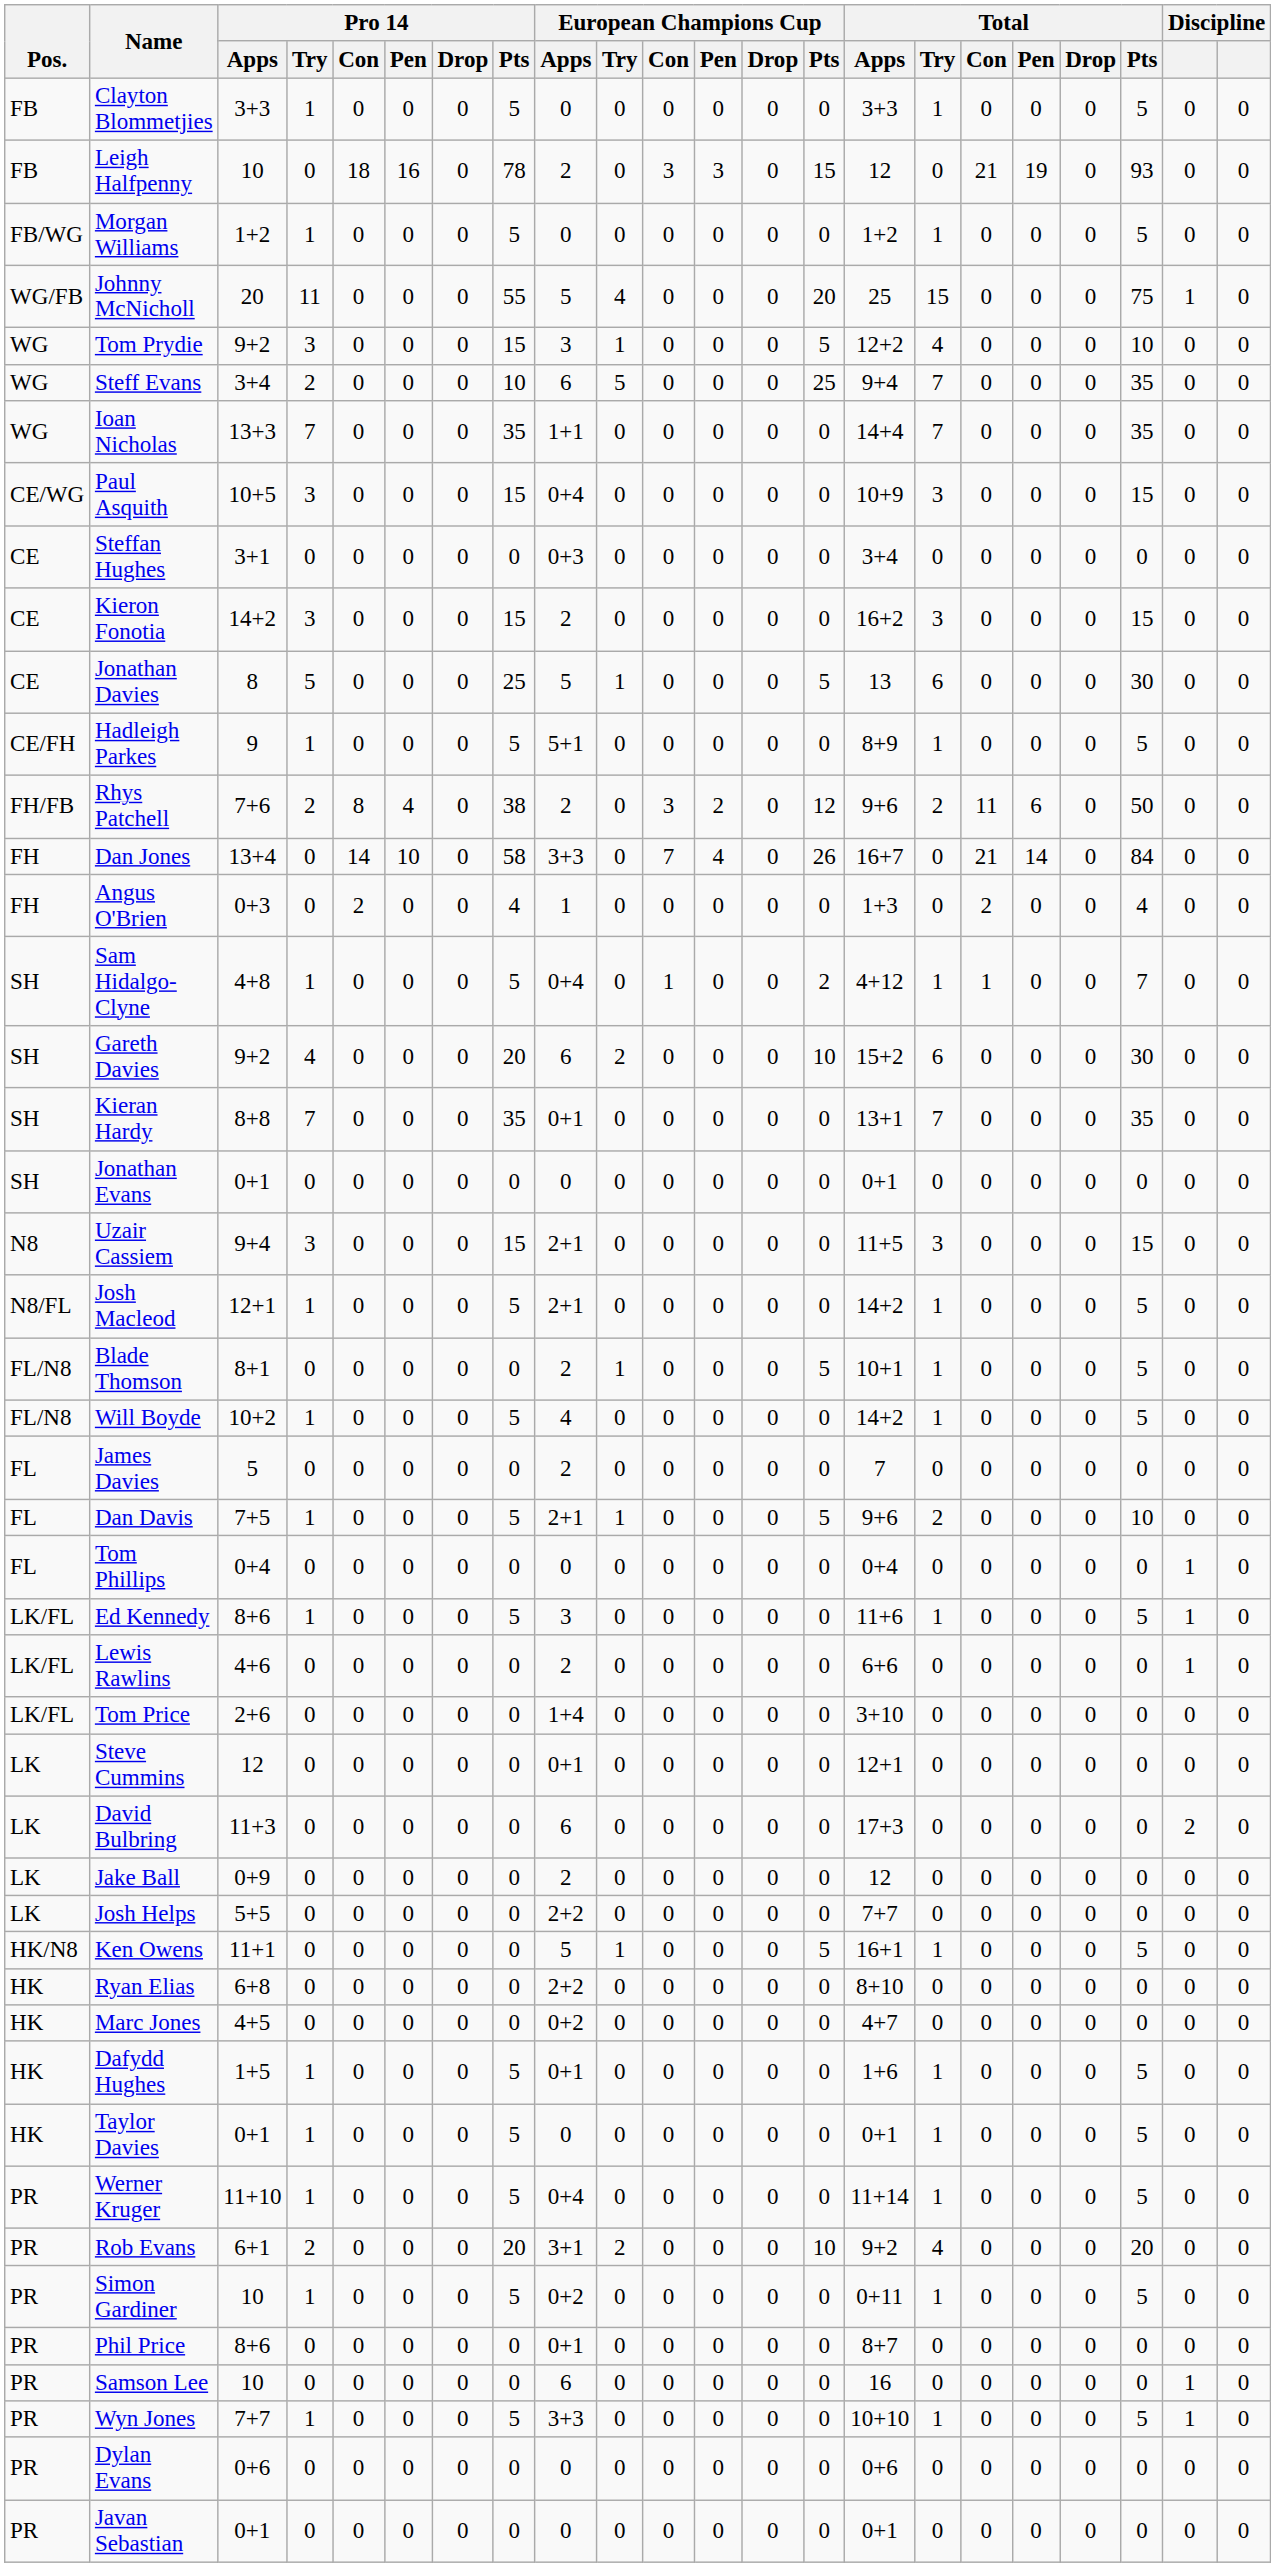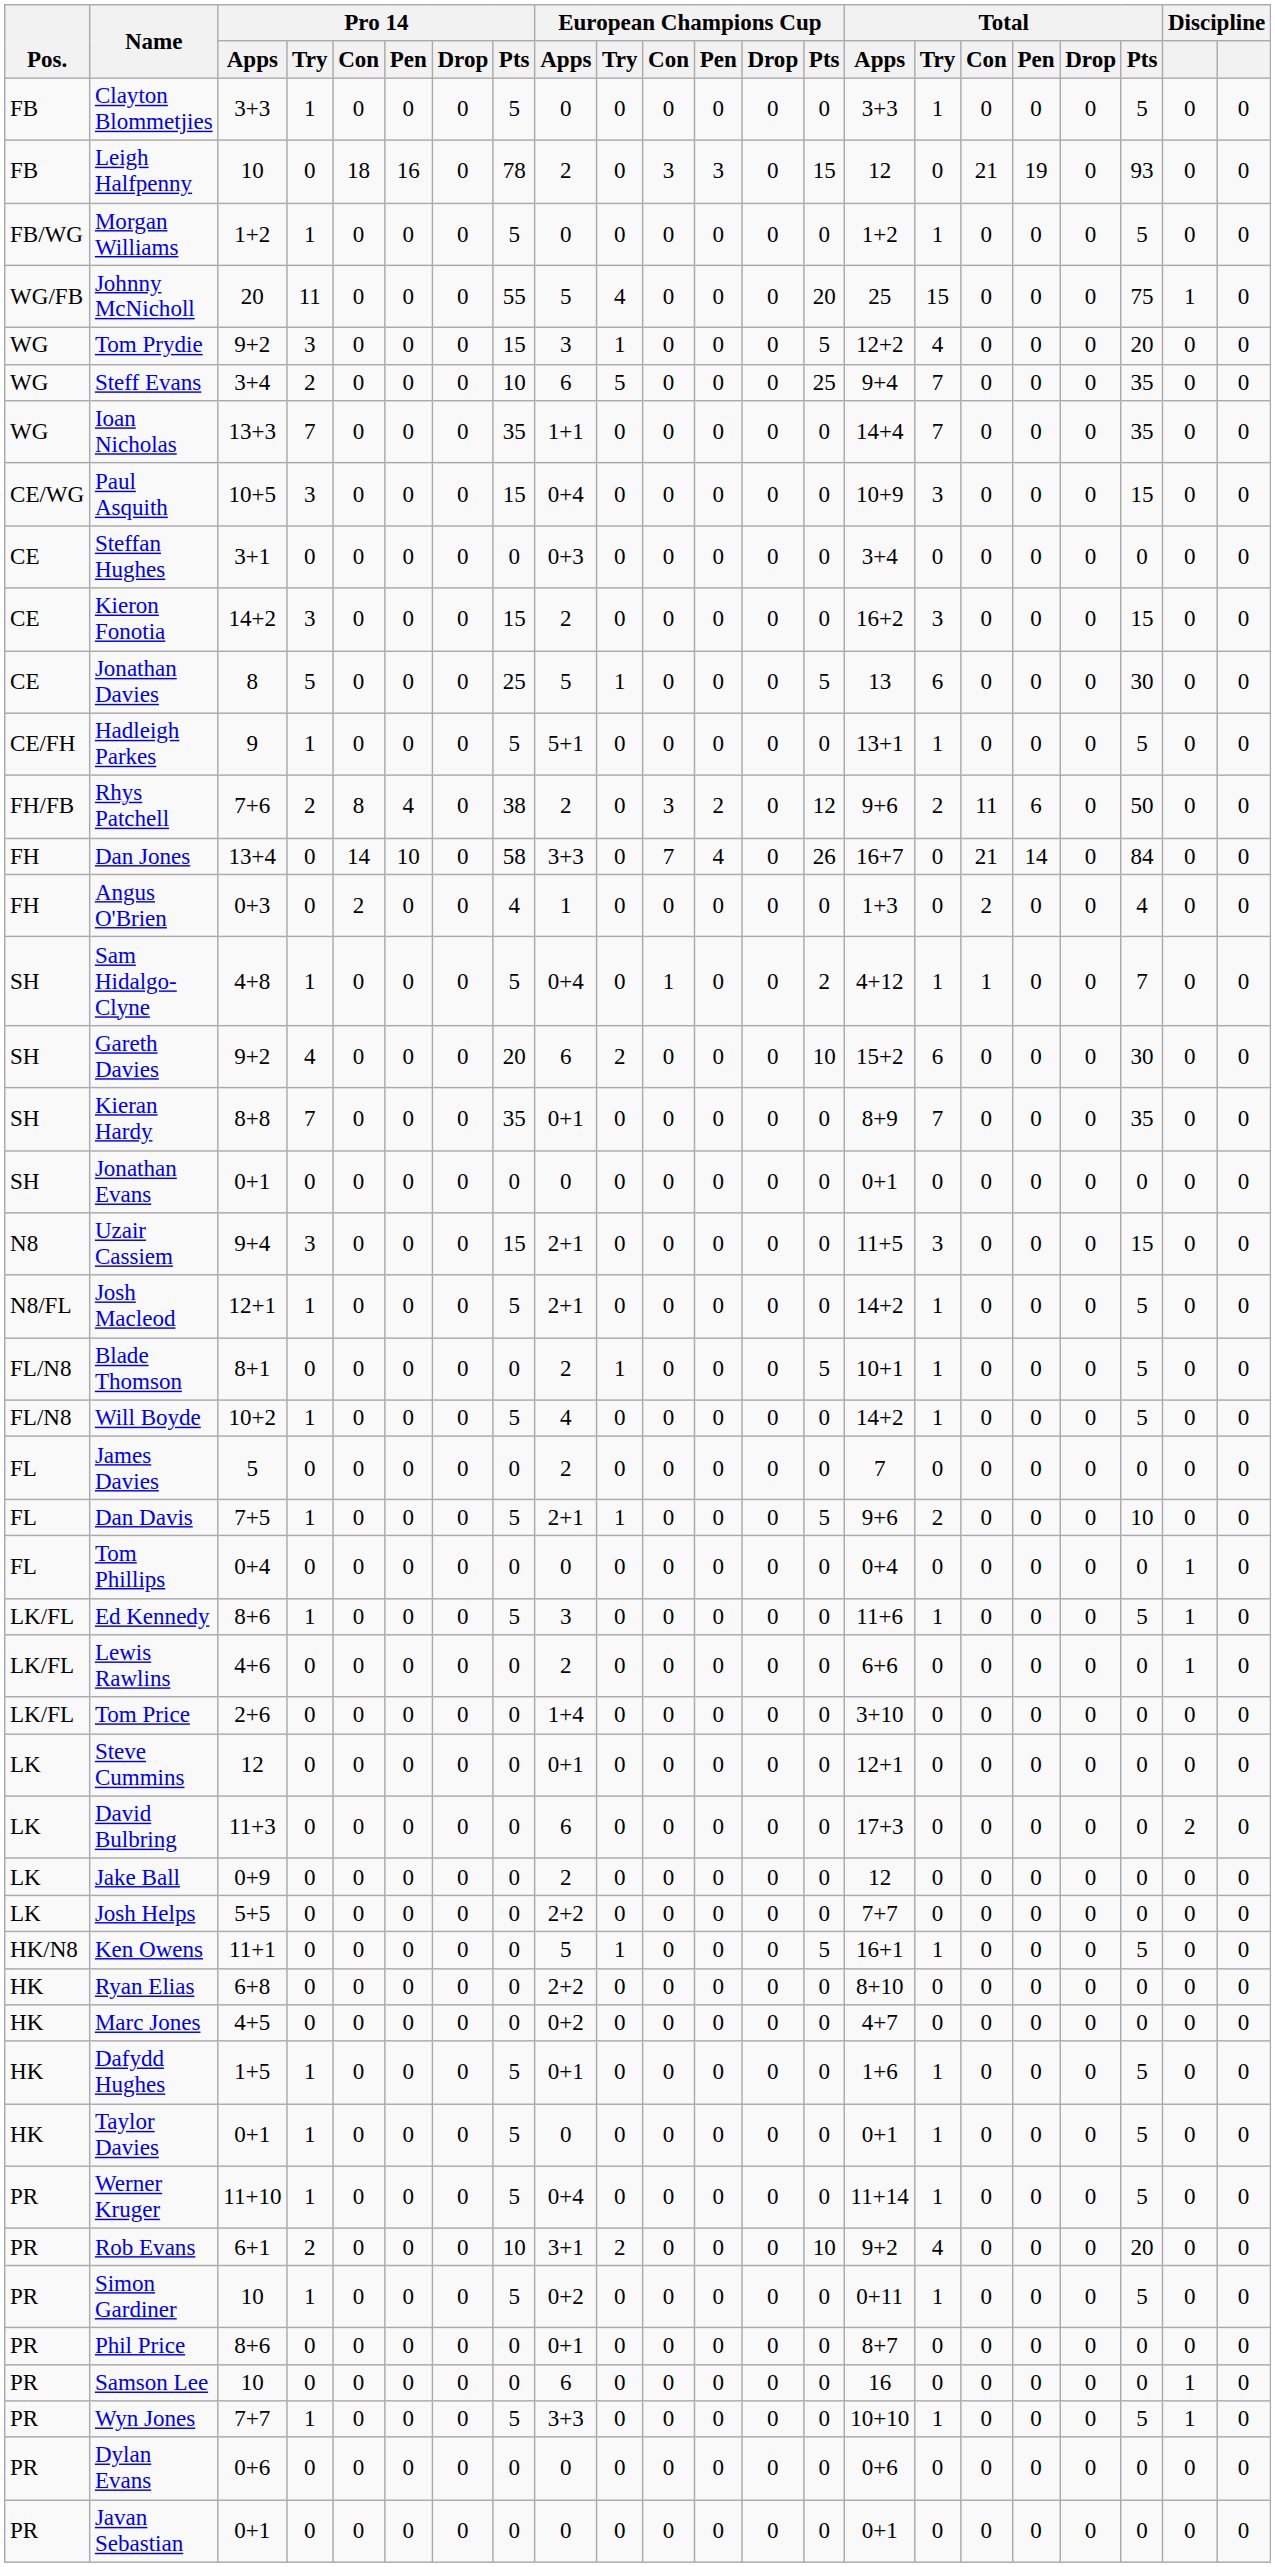(1142, 345) 10 -> (1142, 345) 20
(880, 744) 8+9 -> (880, 744) 13+1
(880, 1118) 13+1 -> (880, 1118) 8+9
(514, 2246) 20 -> (514, 2246) 10
